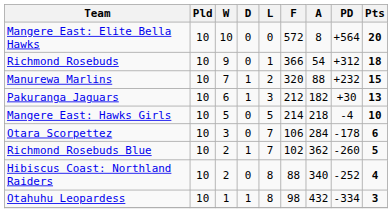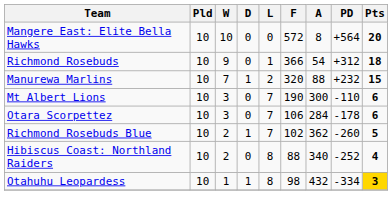- row: (63, 97)
- row: (89, 115)
+ row: (56, 97)
(375, 199) no background -> (375, 181) gold background
